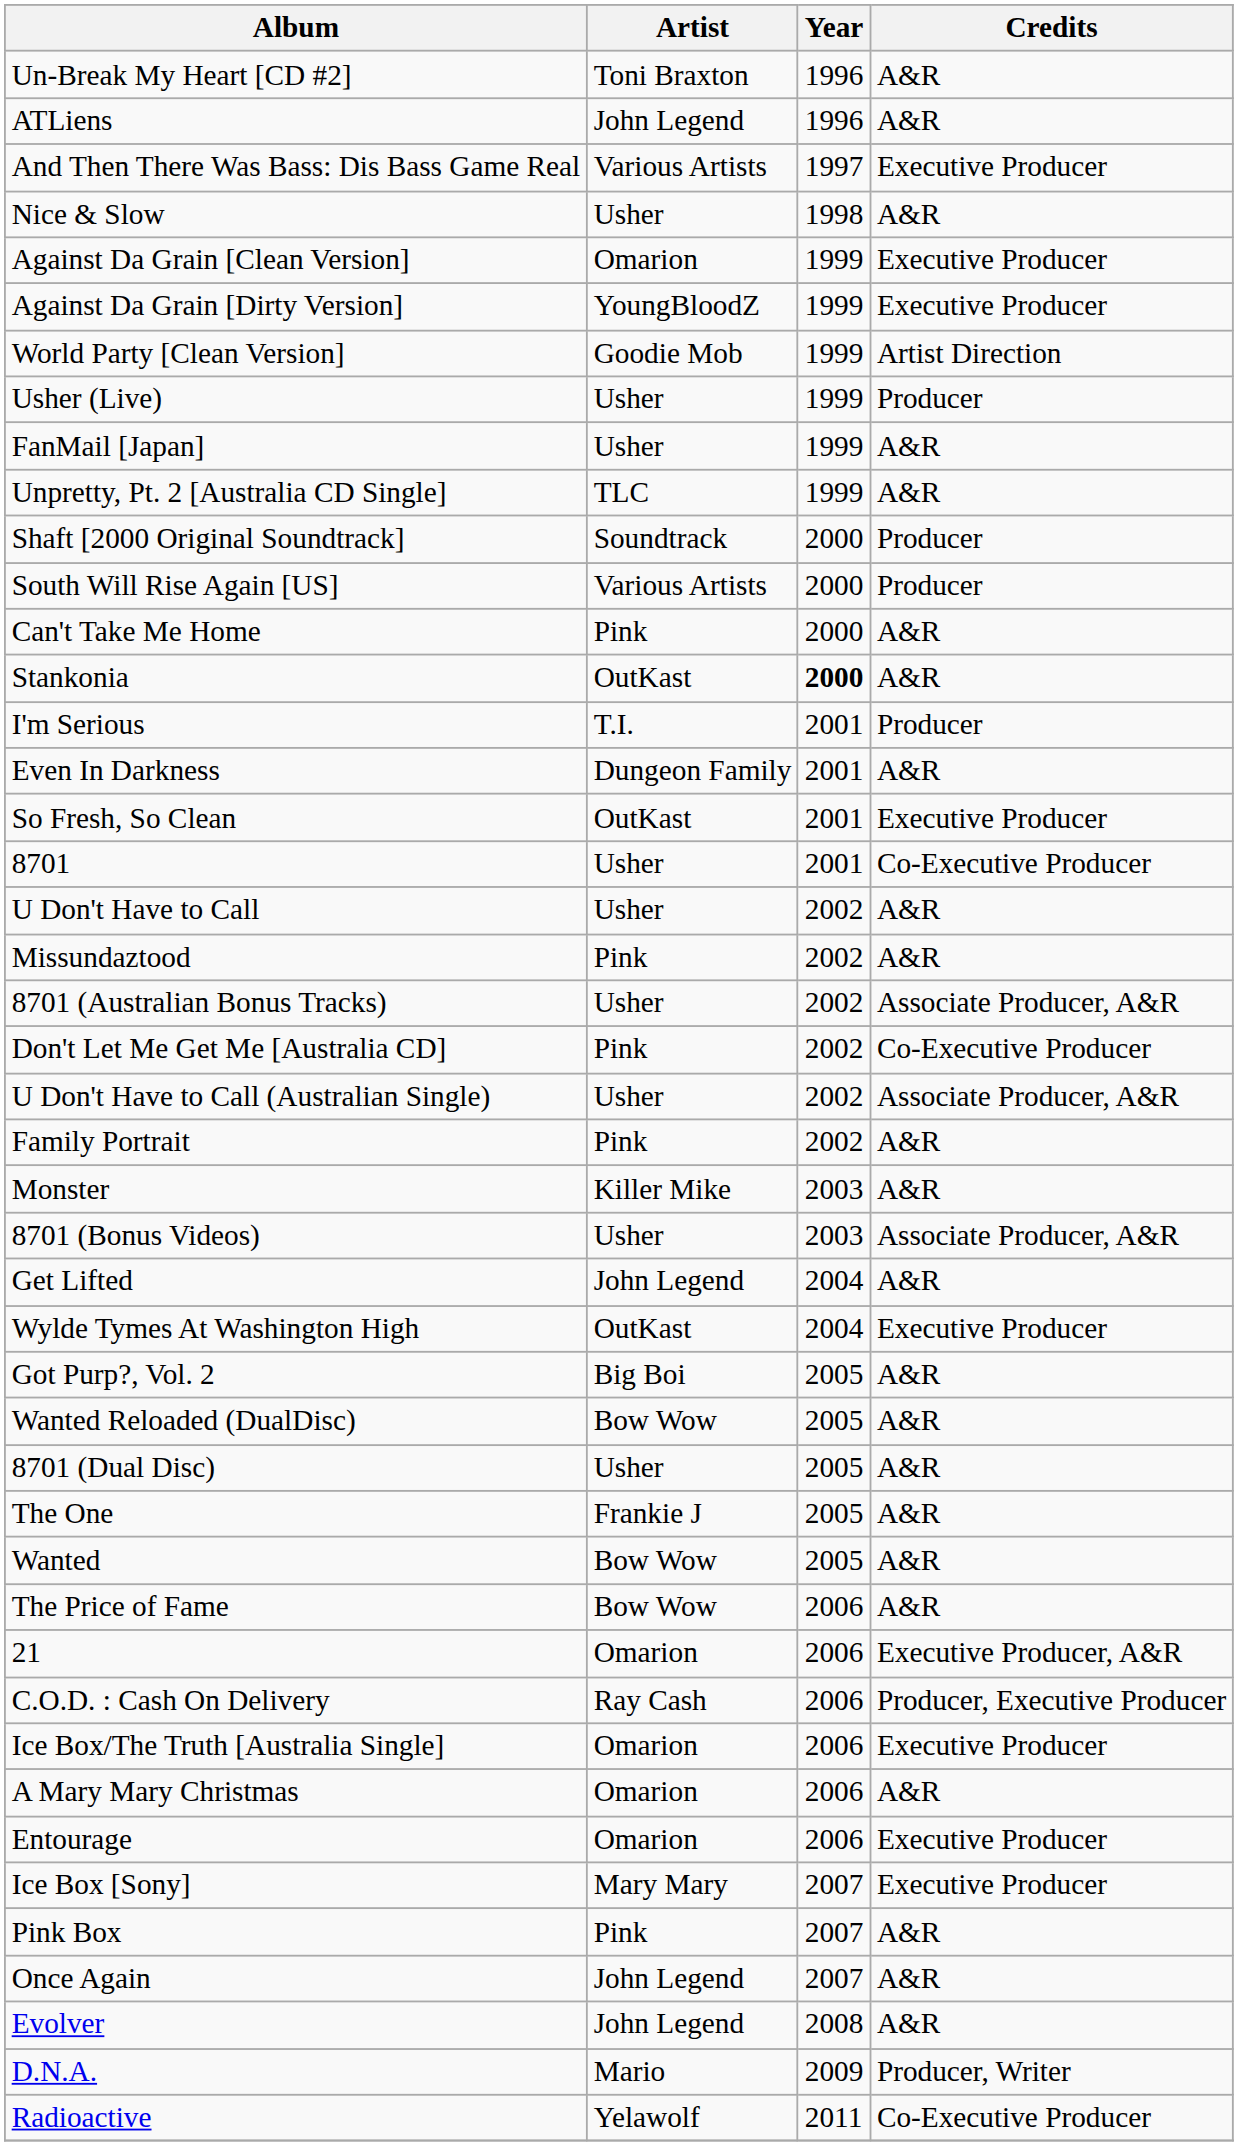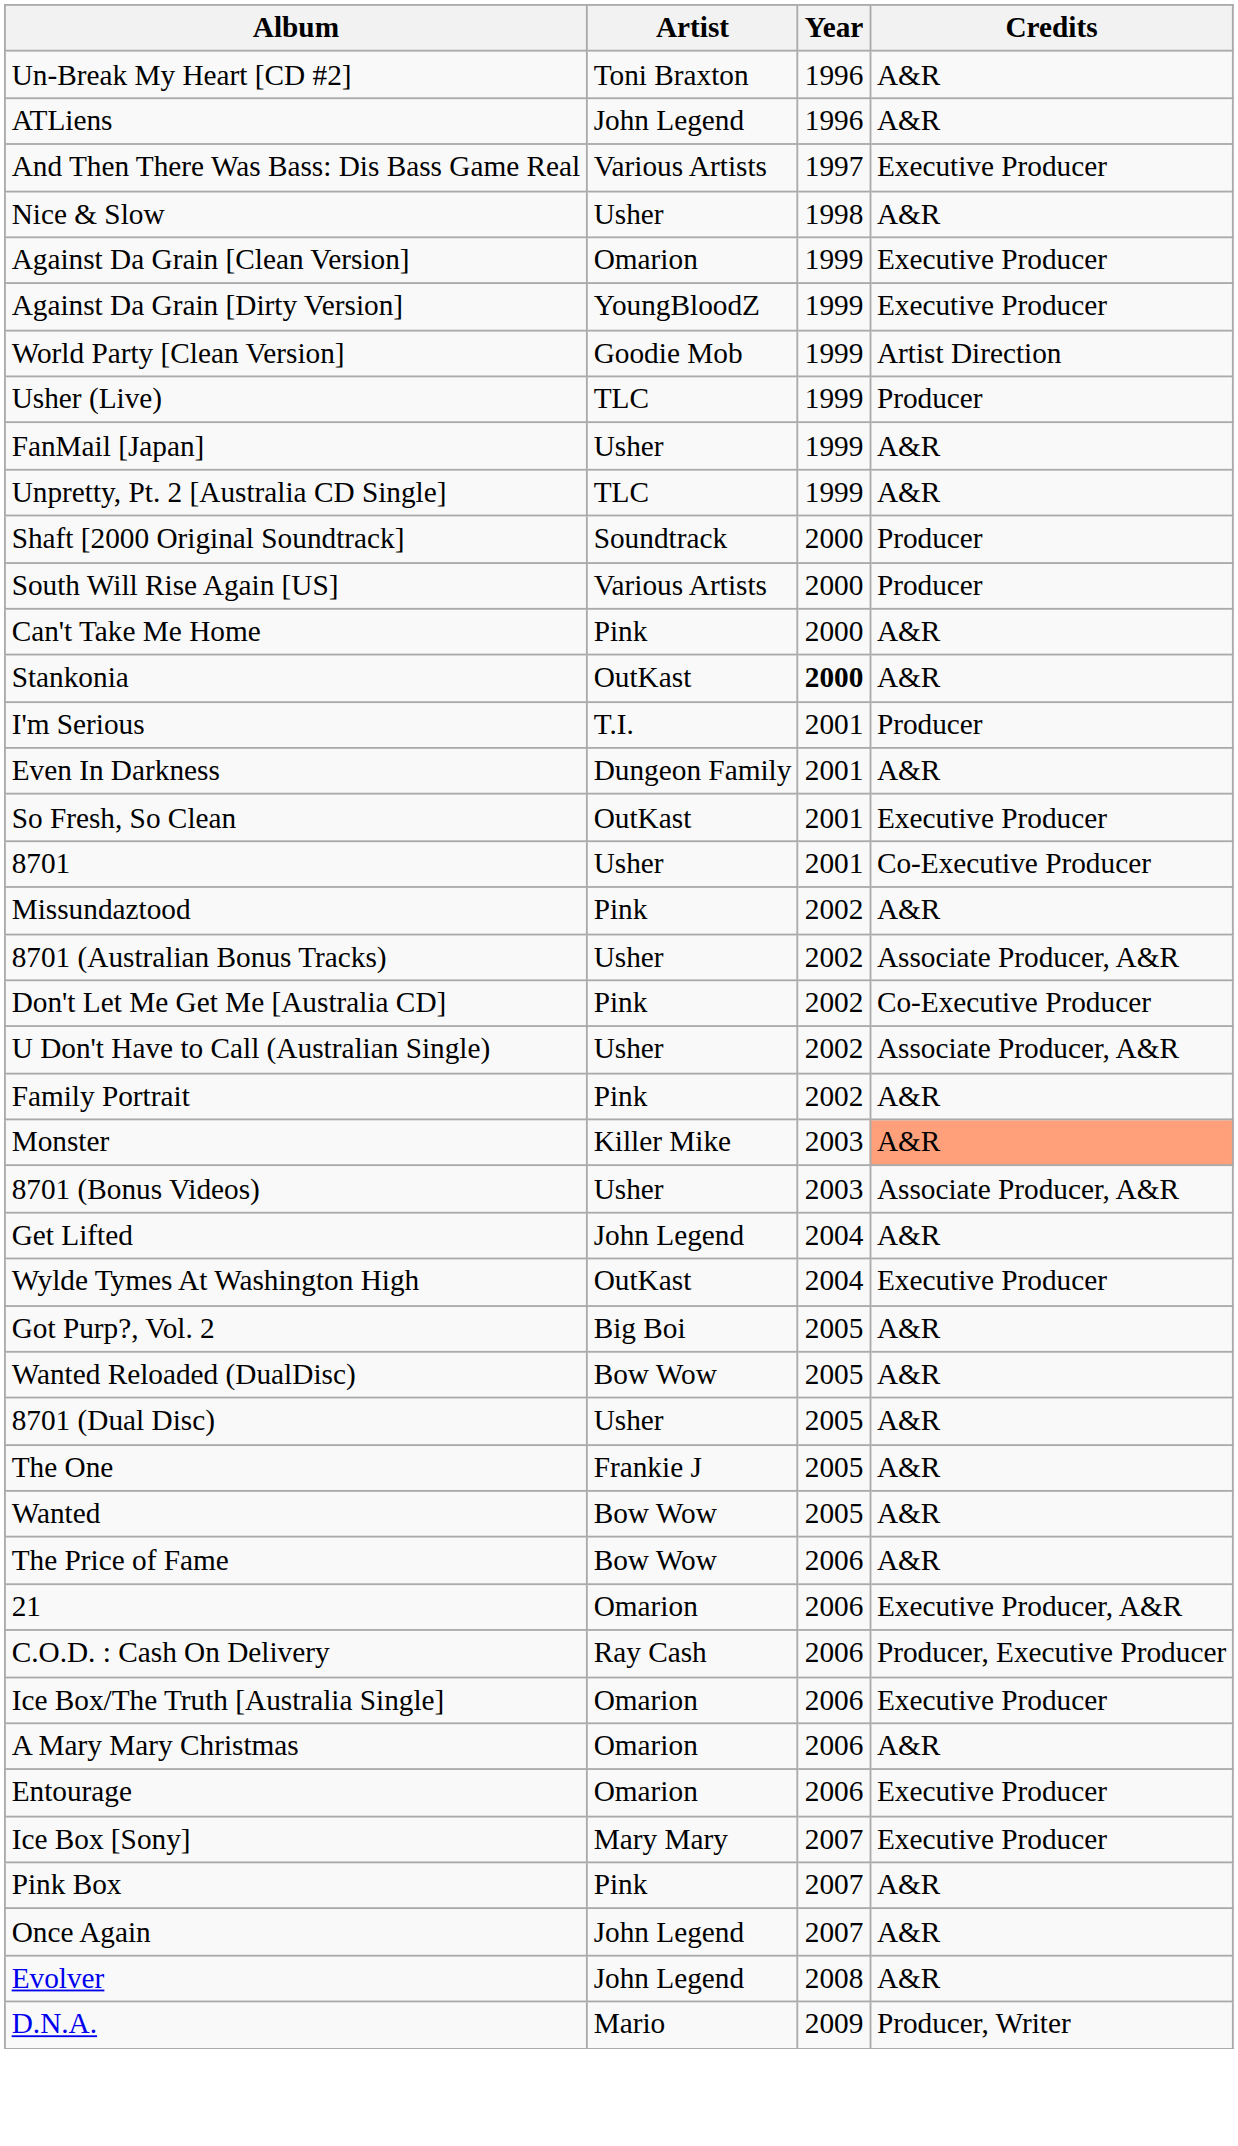(629, 399) Usher -> (621, 399) TLC
- row: (135, 910)
(909, 1188) no background -> (909, 1142) lightsalmon background
- row: (82, 2117)
